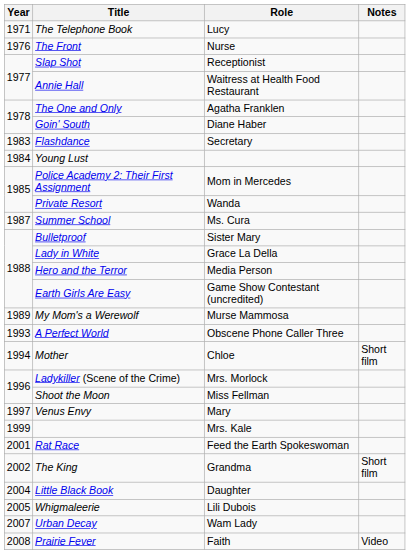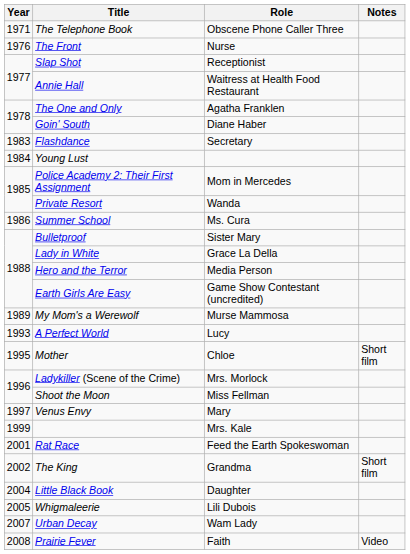(218, 29) Lucy -> (275, 29) Obscene Phone Caller Three
(19, 220) 1987 -> (19, 220) 1986
(275, 333) Obscene Phone Caller Three -> (218, 333) Lucy
(19, 355) 1994 -> (19, 355) 1995
